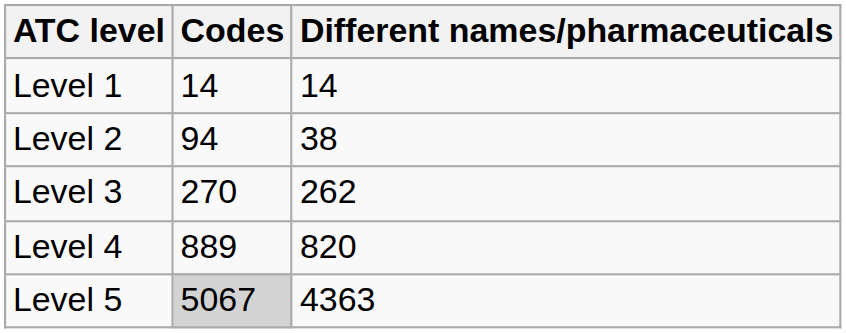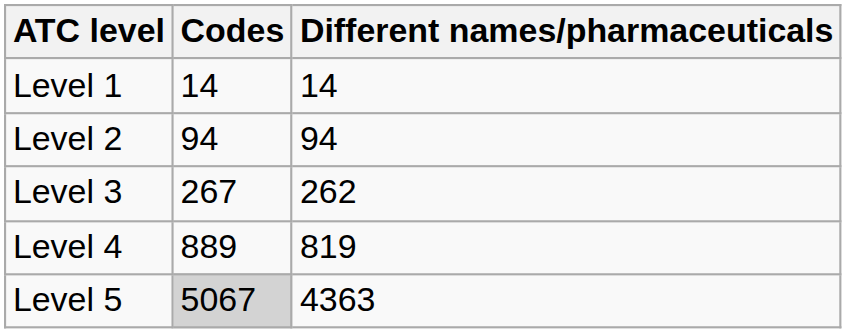(319, 138) 38 -> (319, 138) 94
(209, 192) 270 -> (209, 192) 267
(328, 246) 820 -> (328, 246) 819
